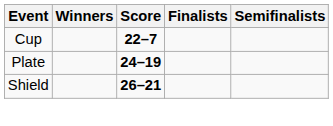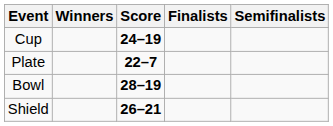(141, 39) 22–7 -> (141, 39) 24–19
(141, 62) 24–19 -> (141, 62) 22–7
+ row: (28, 86)
